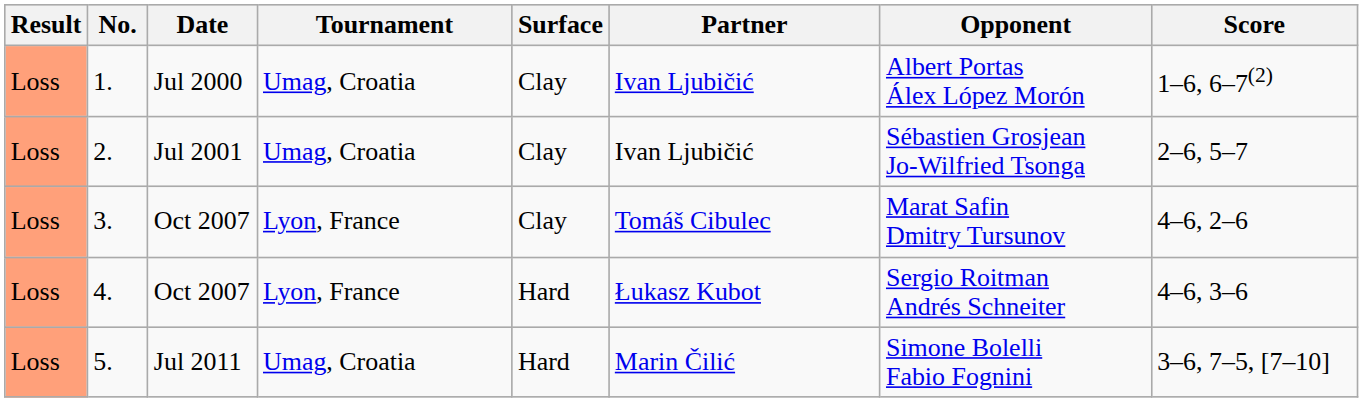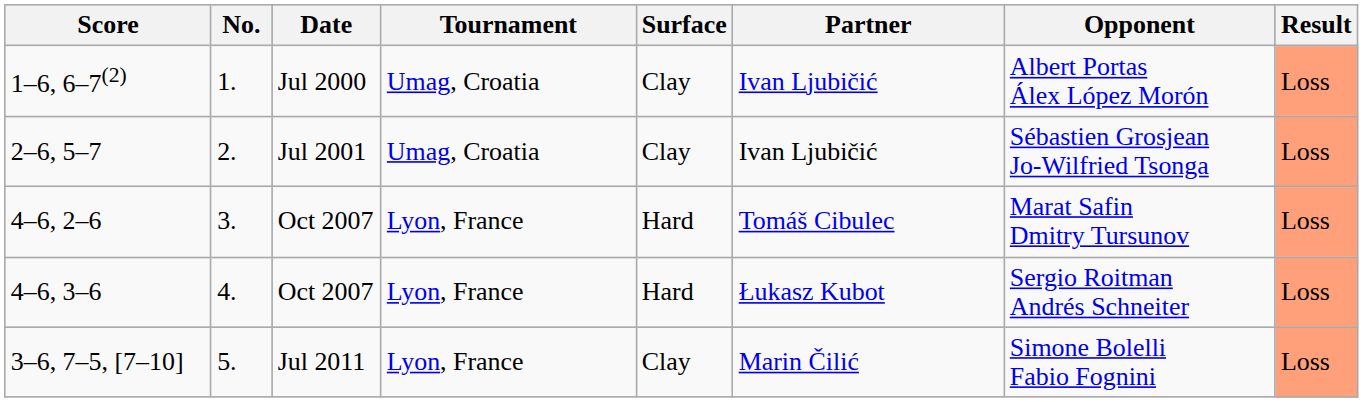columns swapped: (46, 25) <-> (1254, 25)
(542, 221) Clay -> (668, 221) Hard
(339, 361) Umag, Croatia -> (455, 361) Lyon, France
(544, 361) Hard -> (666, 361) Clay
